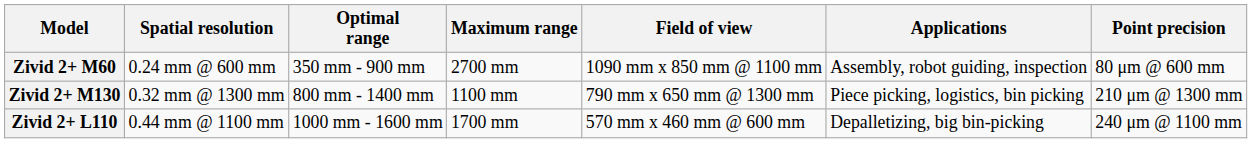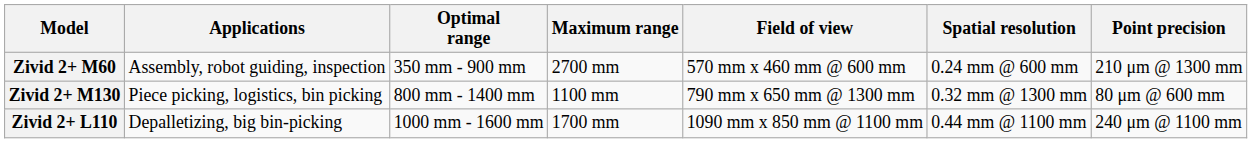columns swapped: (959, 28) <-> (207, 28)
(704, 66) 1090 mm x 850 mm @ 1100 mm -> (796, 66) 570 mm x 460 mm @ 600 mm
(1160, 66) 80 μm @ 600 mm -> (1169, 66) 210 μm @ 1300 mm
(1169, 94) 210 μm @ 1300 mm -> (1160, 94) 80 μm @ 600 mm
(695, 123) 570 mm x 460 mm @ 600 mm -> (805, 123) 1090 mm x 850 mm @ 1100 mm
